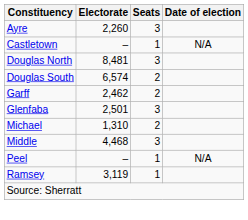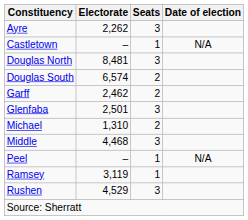(115, 28) 2,260 -> (115, 28) 2,262
+ row: (24, 191)
